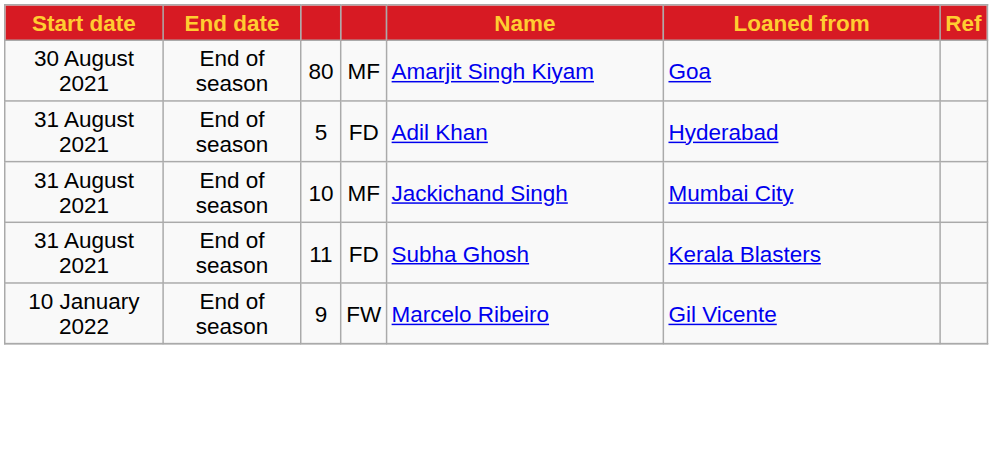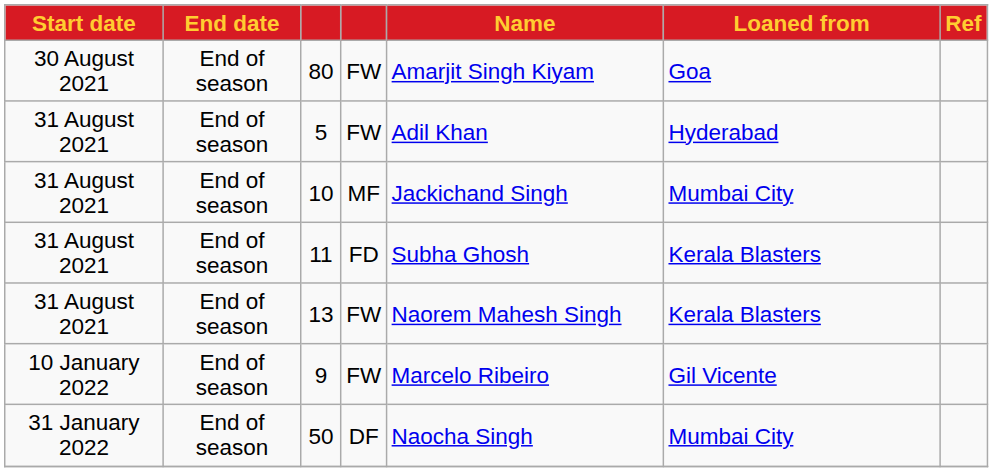(364, 71) MF -> (364, 71) FW
(364, 132) FD -> (364, 132) FW
+ row: (321, 314)
+ row: (321, 436)
